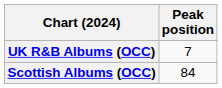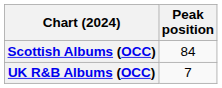rows swapped: (82, 51) <-> (82, 72)
